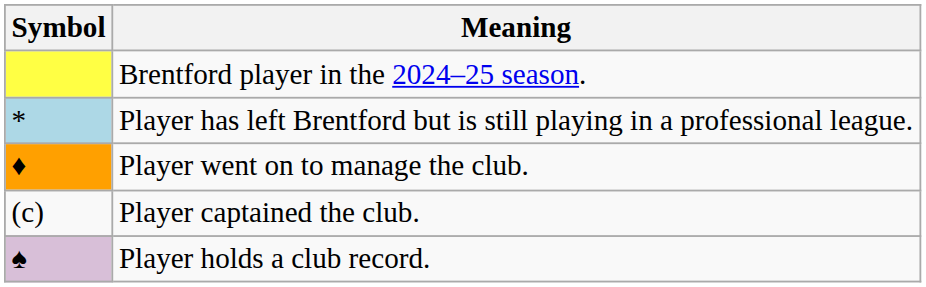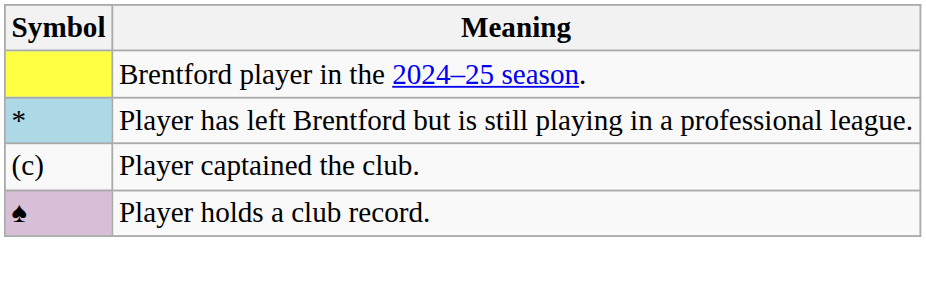- row: (324, 166)
